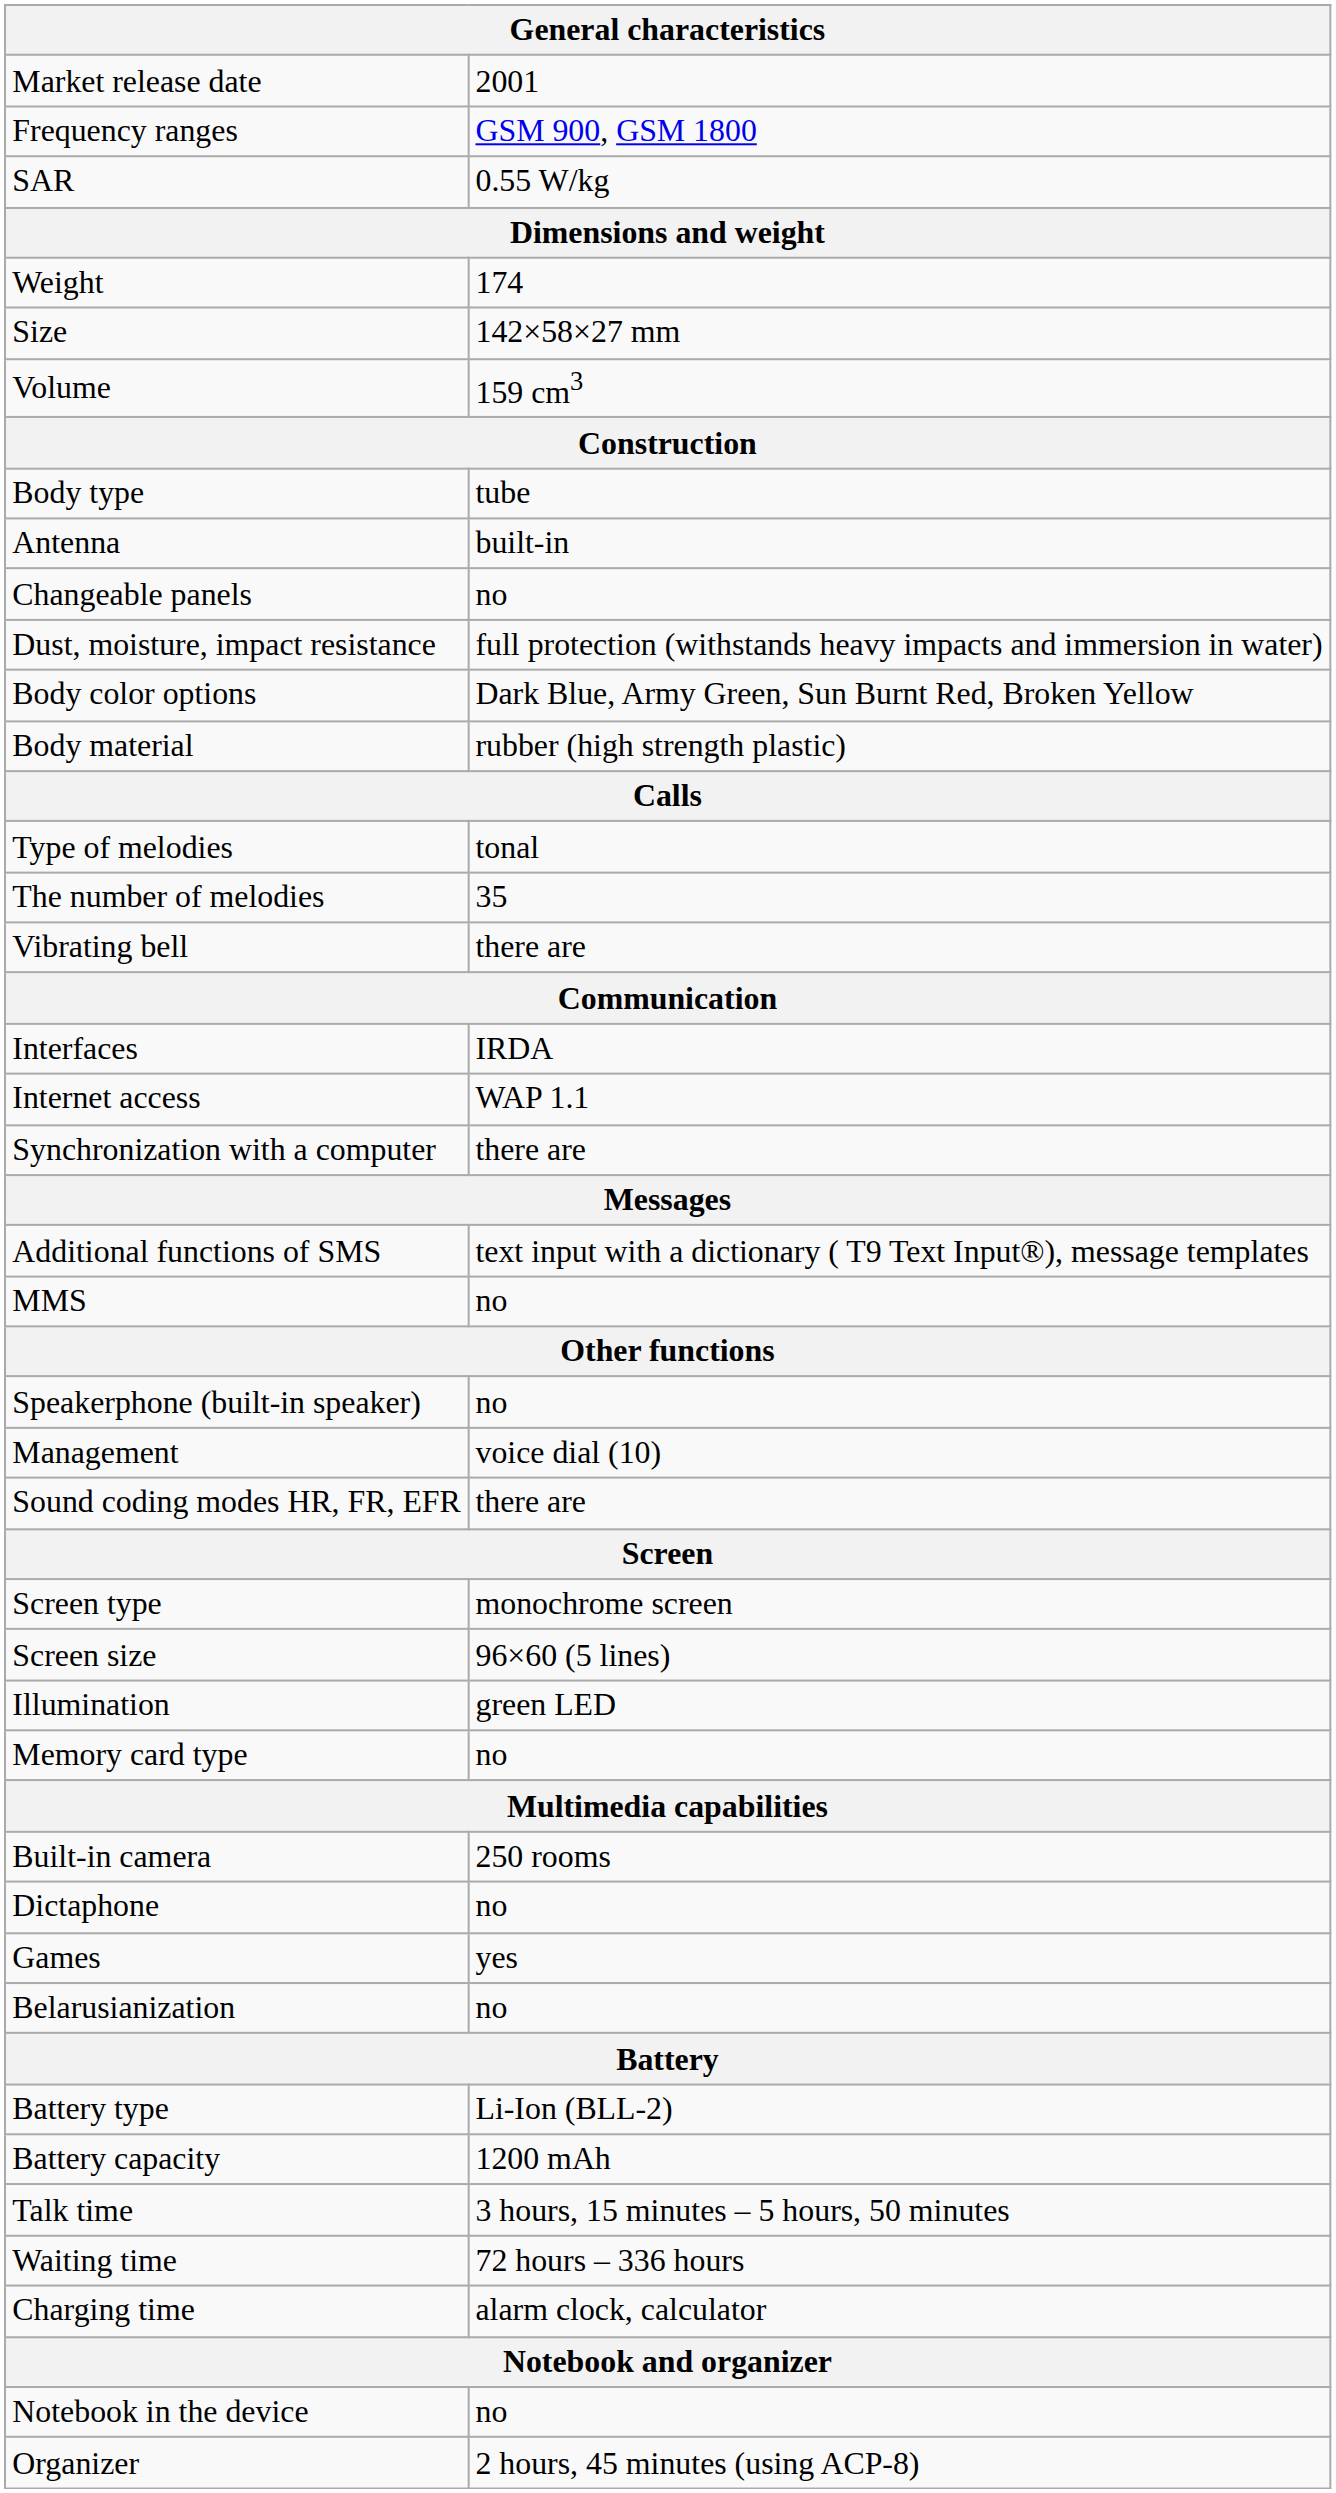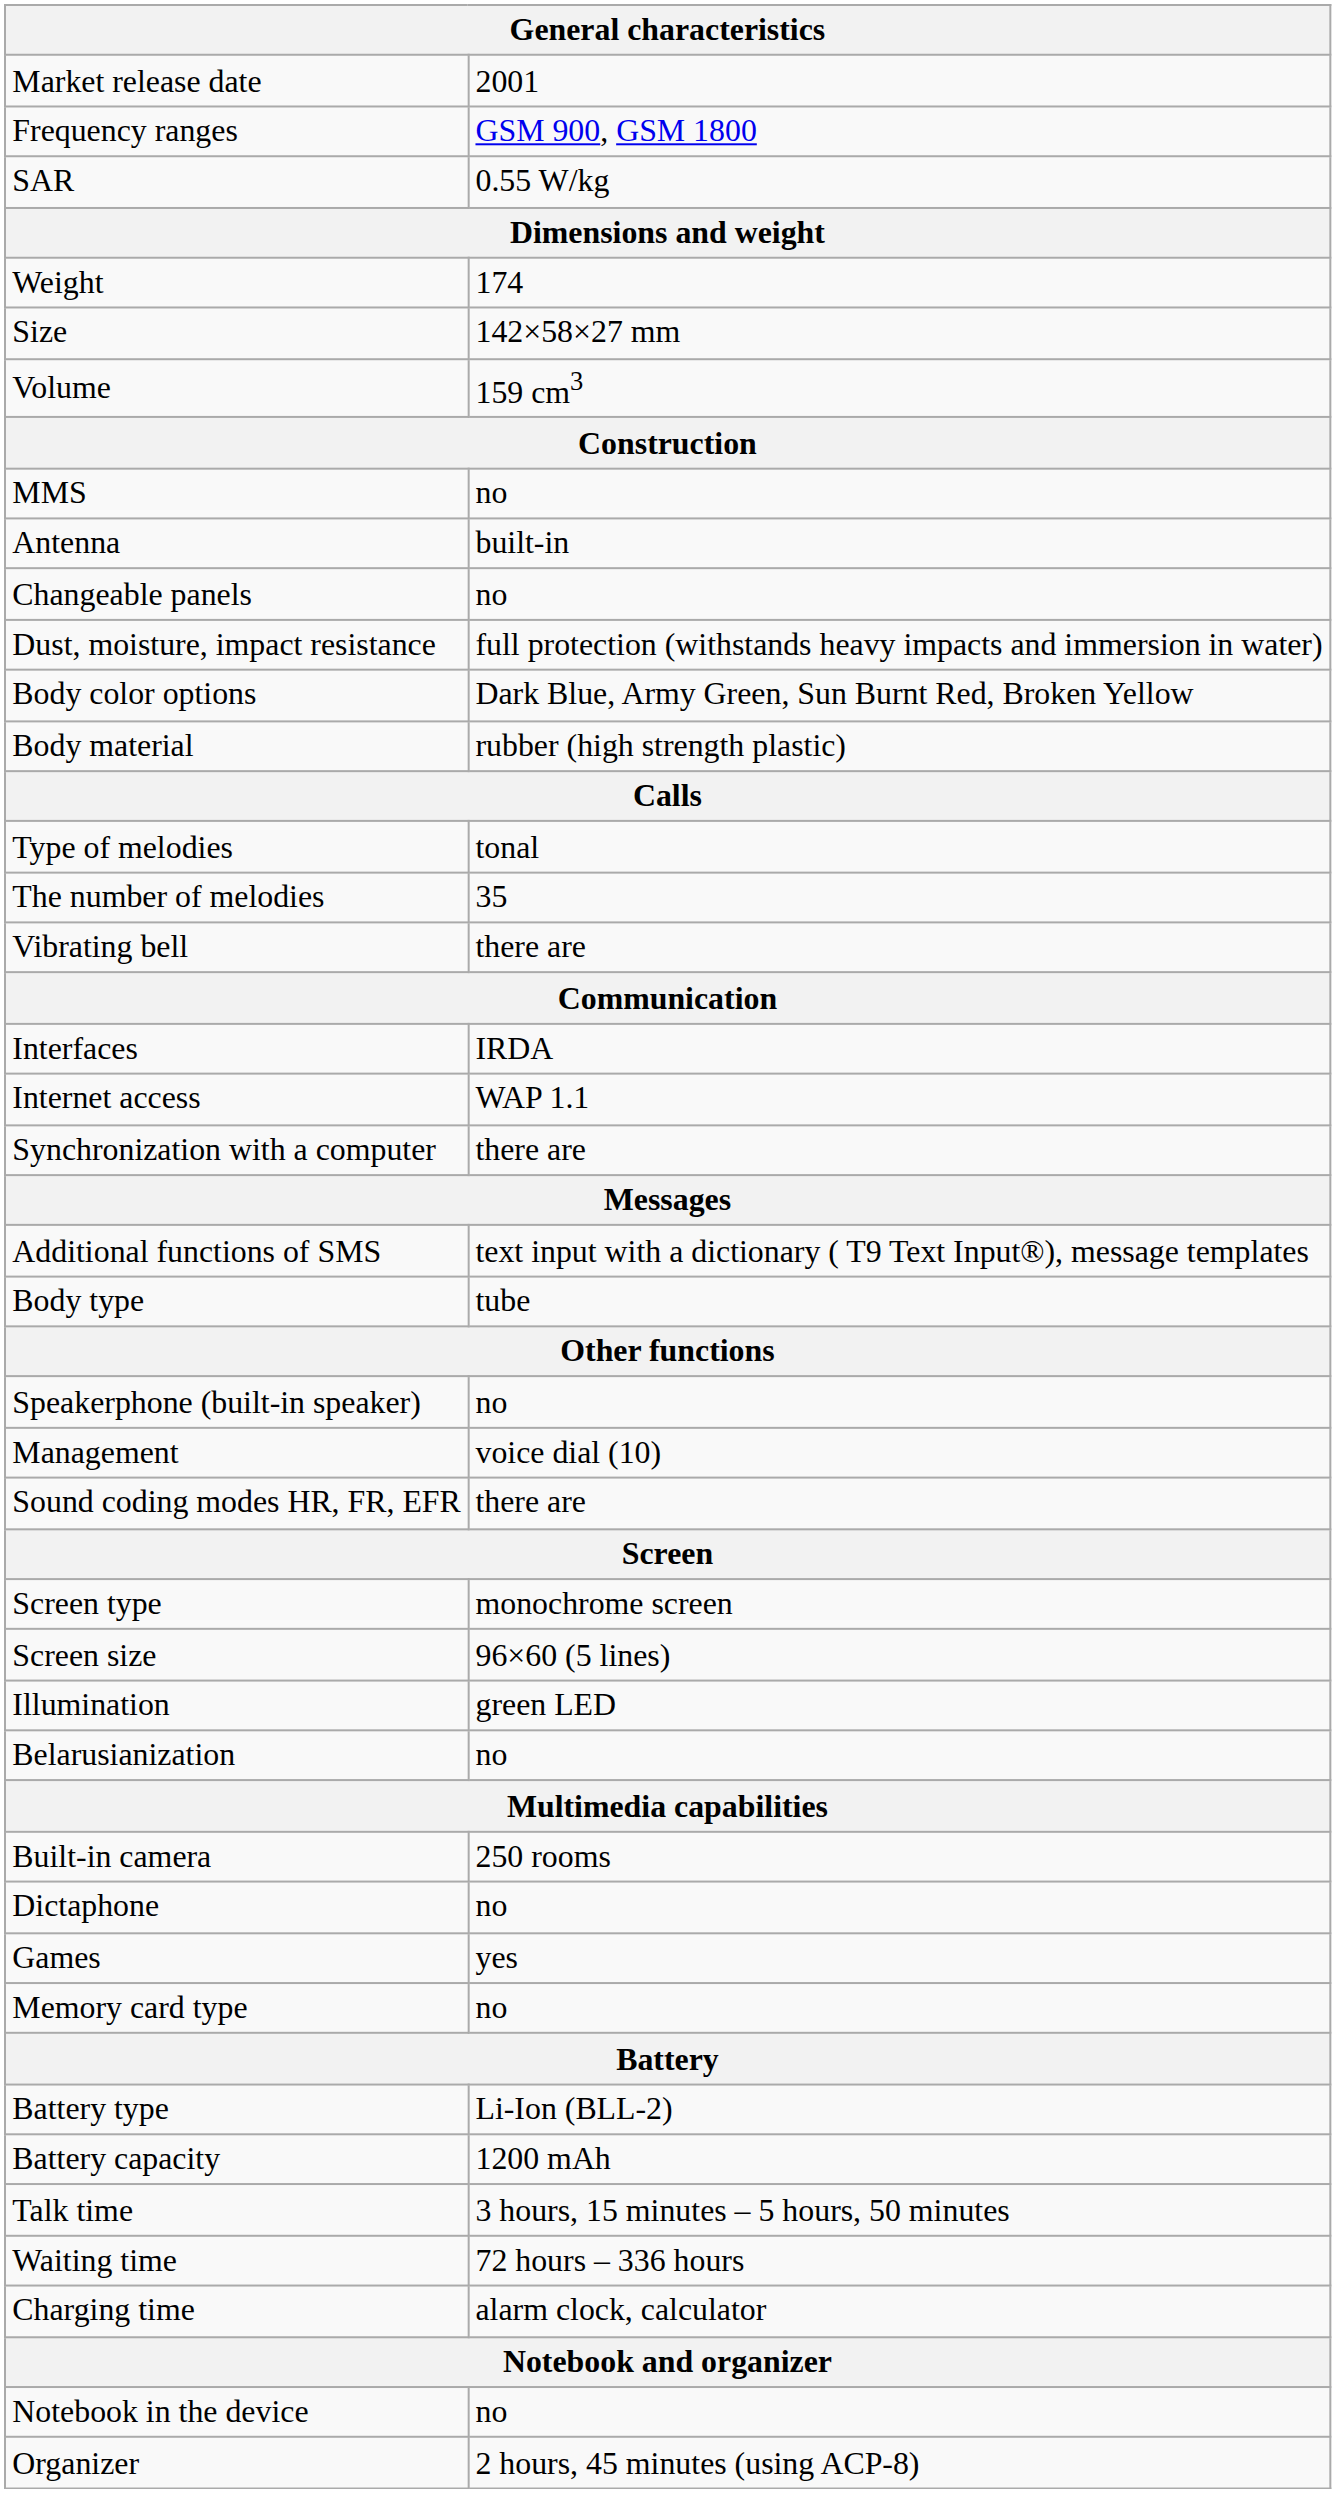rows swapped: (78, 492) <-> (50, 1300)
rows swapped: (124, 2007) <-> (130, 1755)
